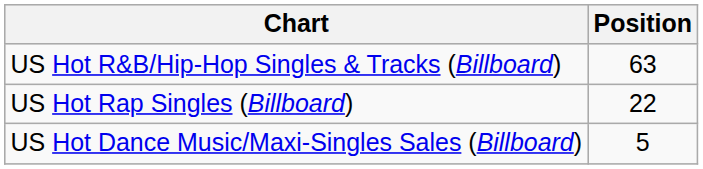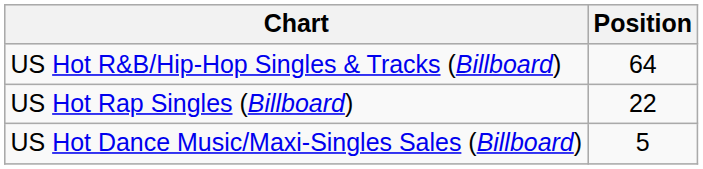(643, 63) 63 -> (643, 63) 64
